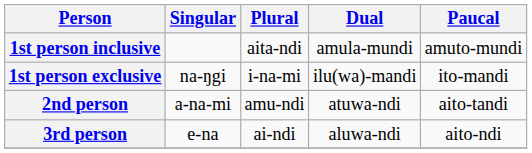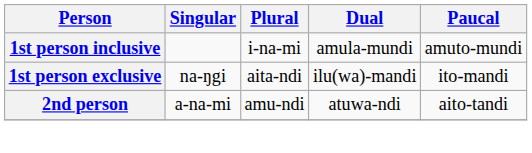(275, 47) aita-ndi -> (275, 47) i-na-mi
(275, 76) i-na-mi -> (275, 76) aita-ndi
- row: (85, 133)
